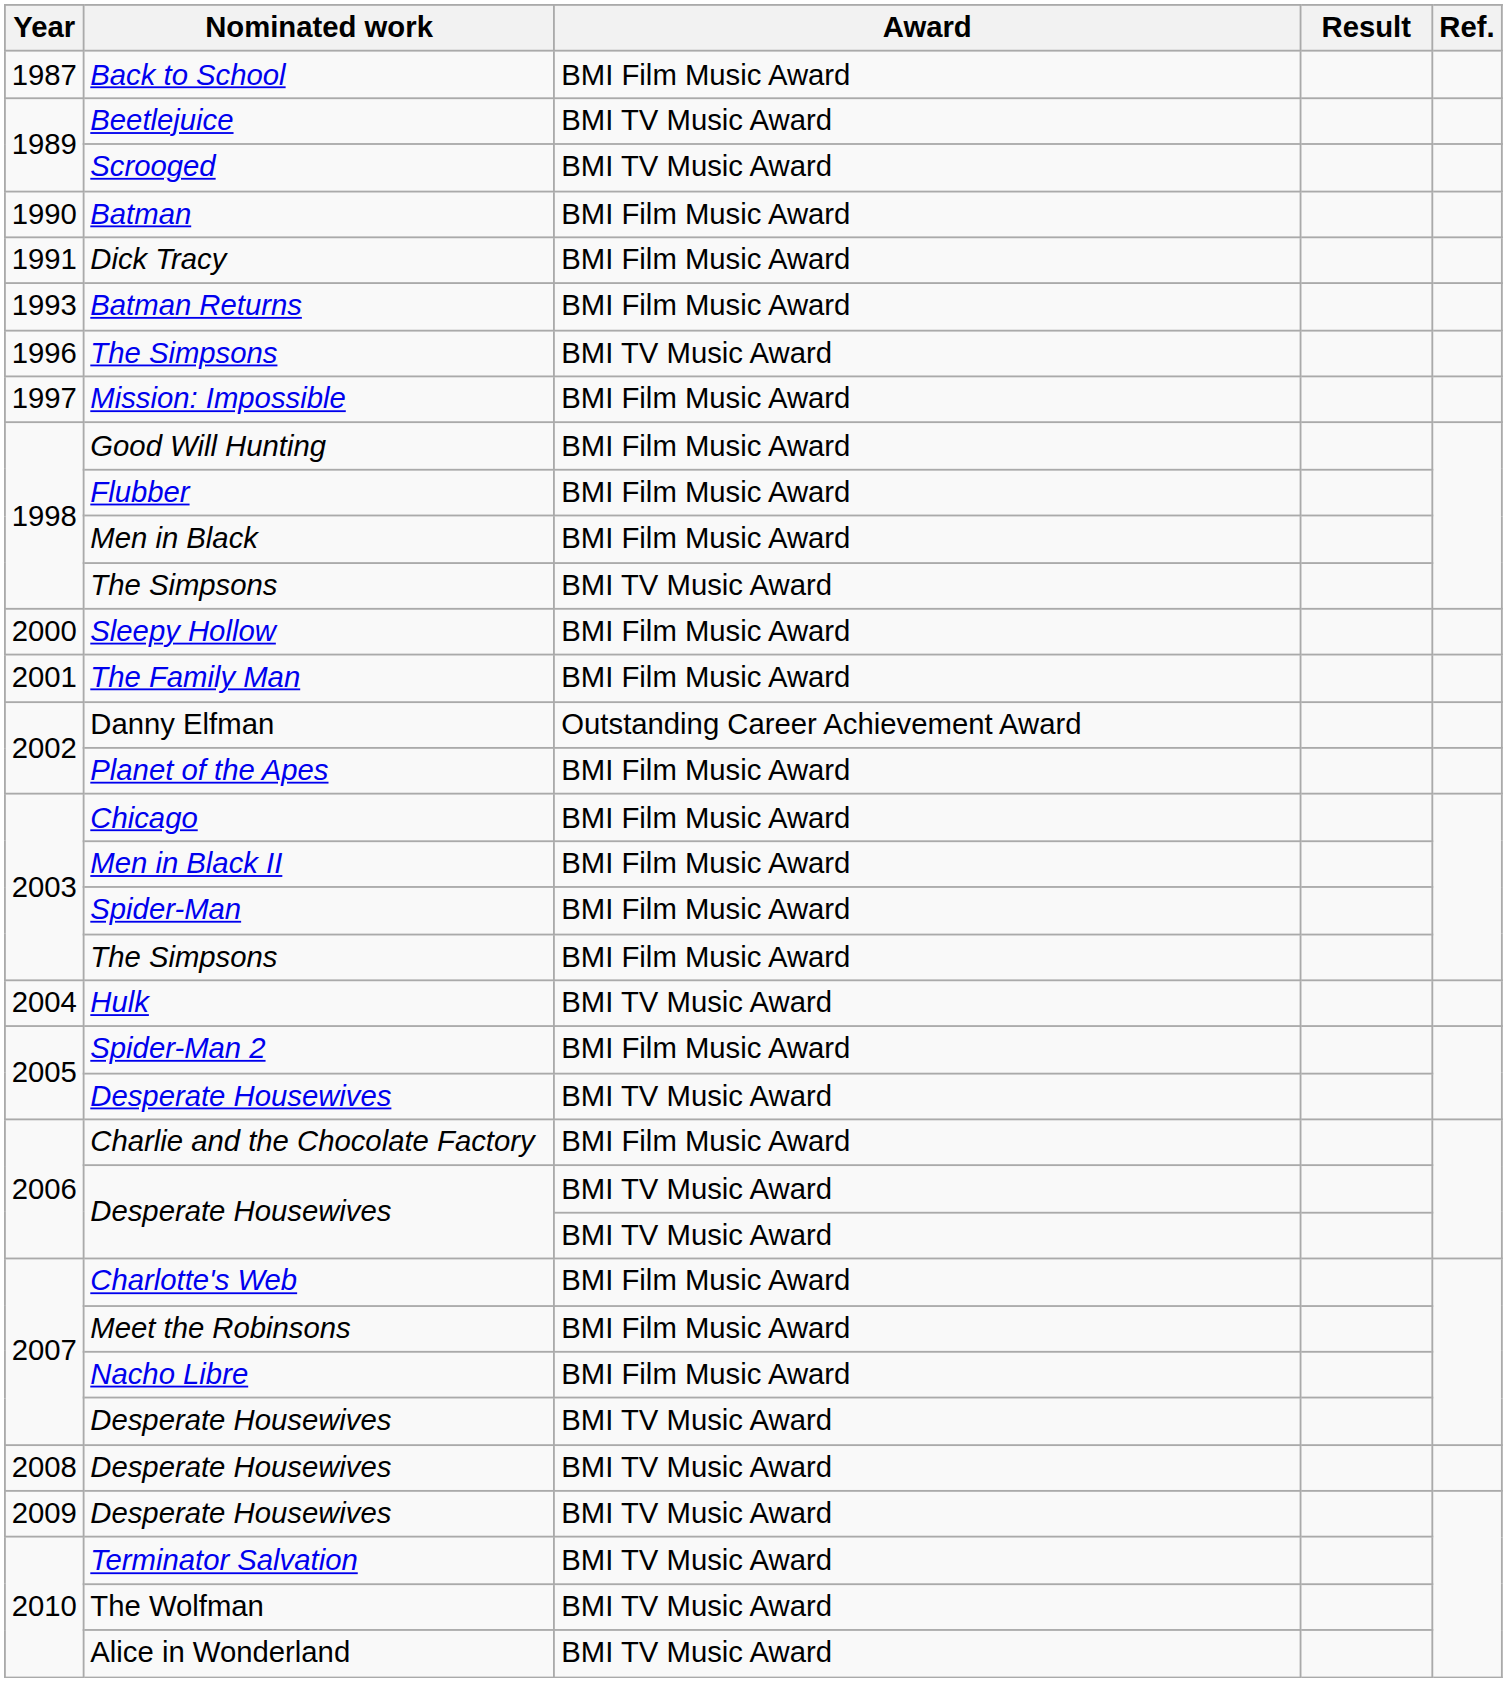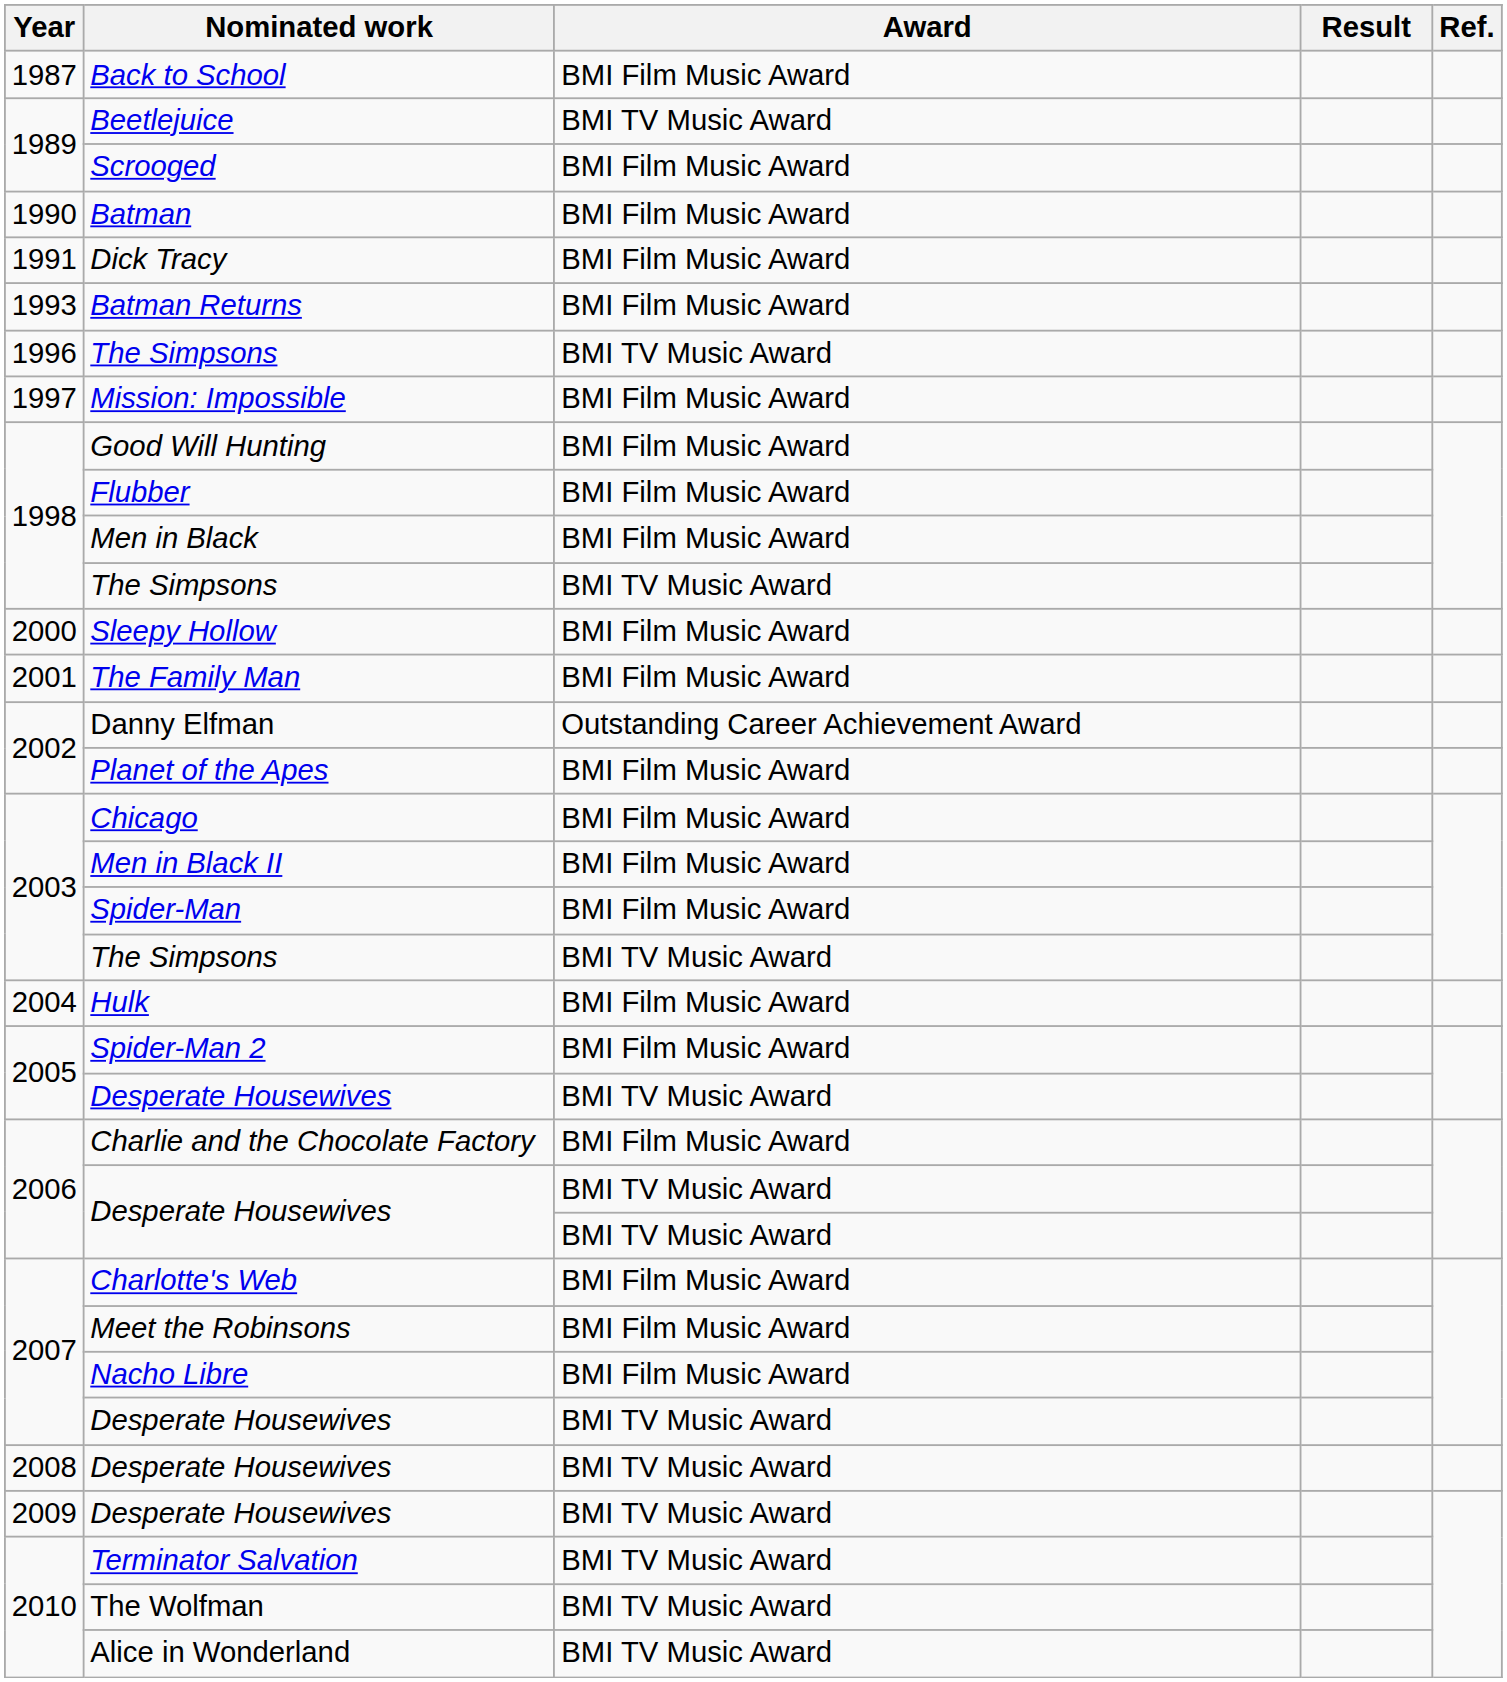(697, 167) BMI TV Music Award -> (706, 167) BMI Film Music Award
(706, 956) BMI Film Music Award -> (697, 956) BMI TV Music Award
(697, 1002) BMI TV Music Award -> (706, 1002) BMI Film Music Award
